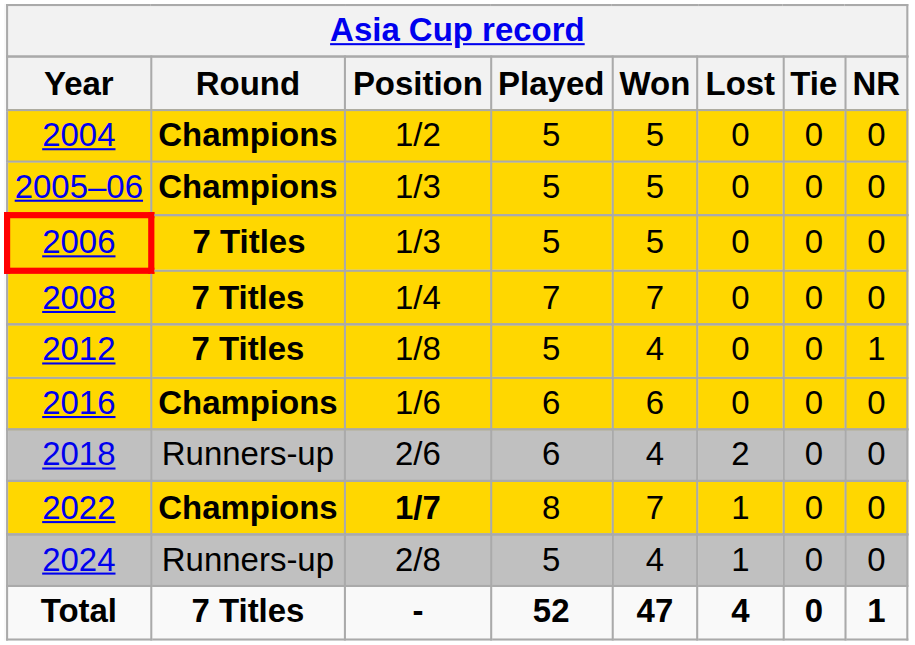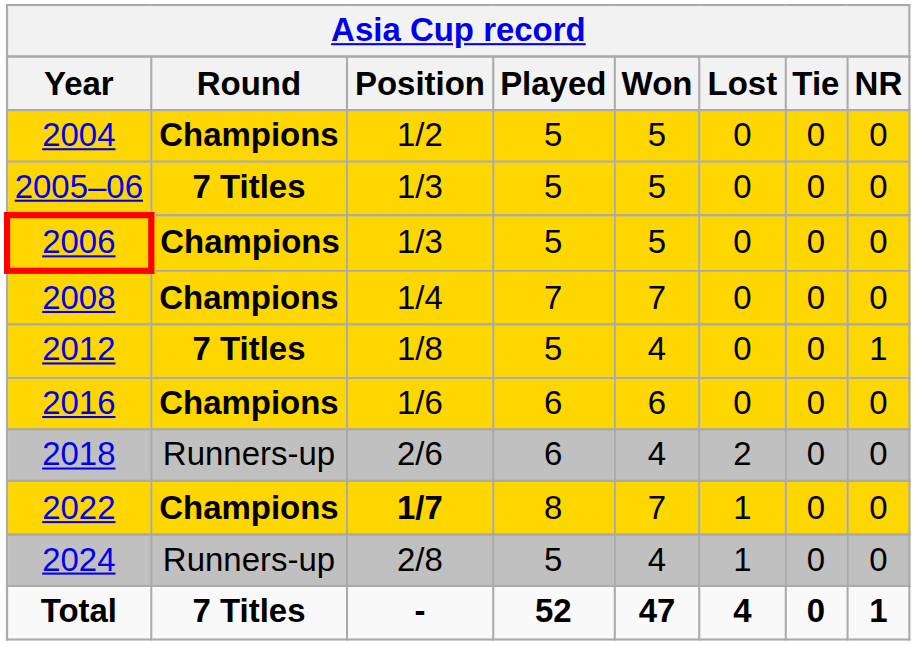(248, 187) Champions -> (249, 187) 7 Titles
(249, 241) 7 Titles -> (250, 241) Champions
(248, 297) 7 Titles -> (249, 297) Champions
